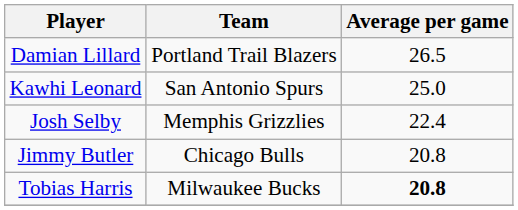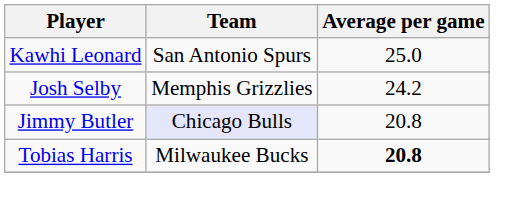- row: (76, 54)
(427, 121) 22.4 -> (403, 88) 24.2
(244, 155) no background -> (232, 121) lavender background
